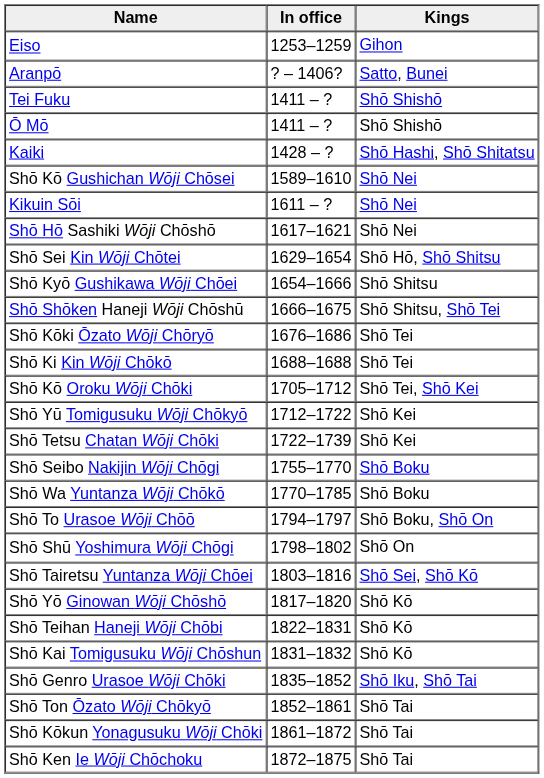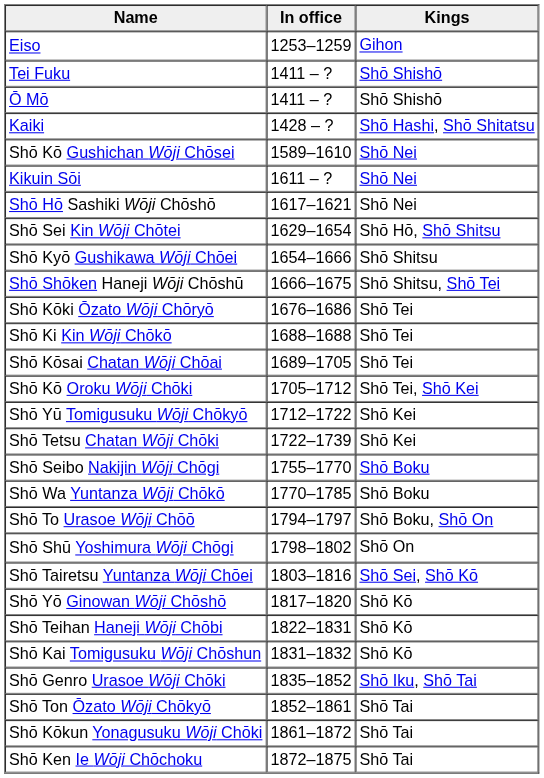- row: (35, 73)
+ row: (116, 362)
